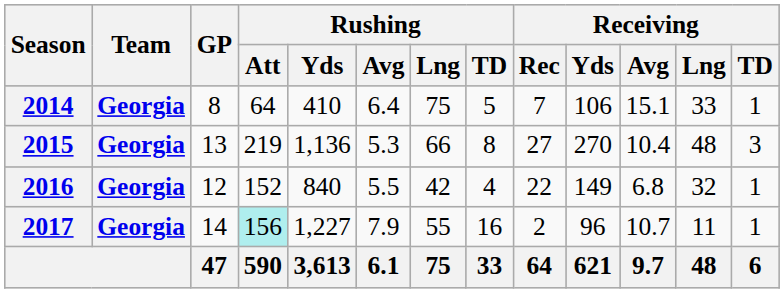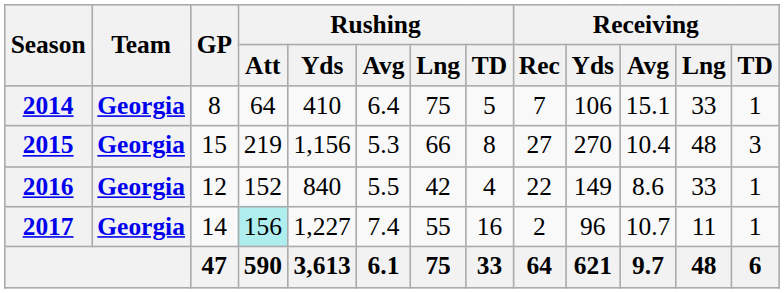(214, 145) 13 -> (214, 145) 15
(322, 145) 1,136 -> (322, 145) 1,156
(648, 186) 6.8 -> (648, 186) 8.6
(704, 186) 32 -> (704, 186) 33
(384, 226) 7.9 -> (384, 226) 7.4
